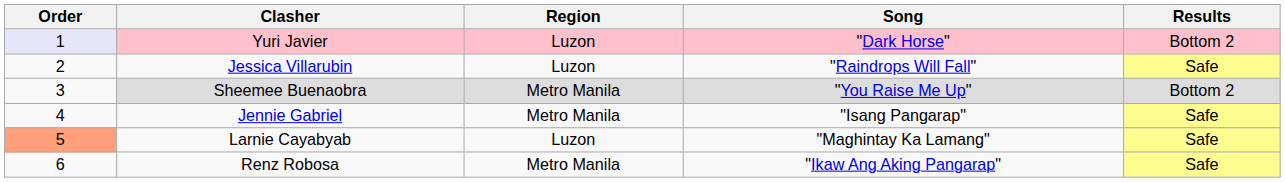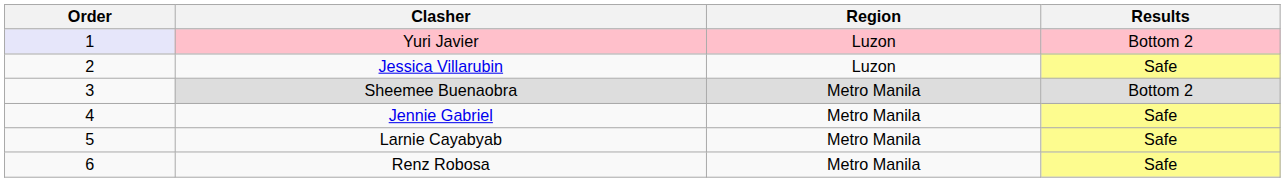- column: (903, 17)
(60, 140) lightsalmon background -> (90, 140) no background
(573, 140) Luzon -> (874, 140) Metro Manila
